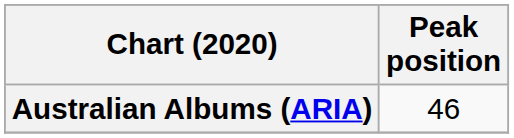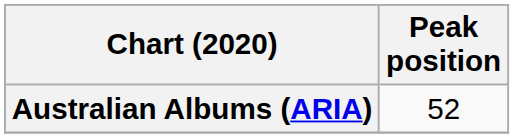(444, 108) 46 -> (444, 108) 52
